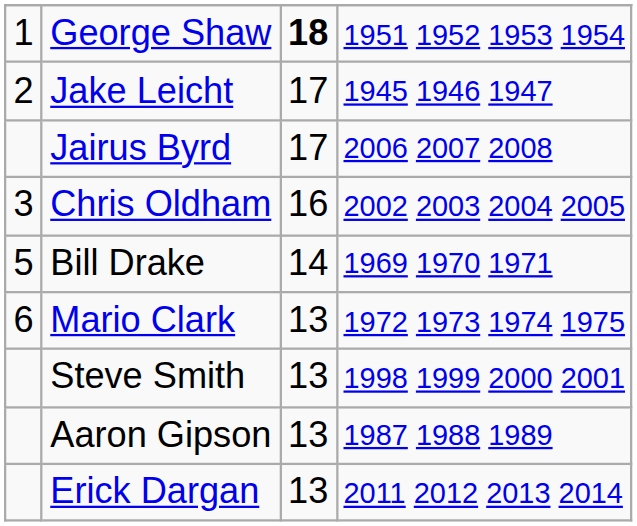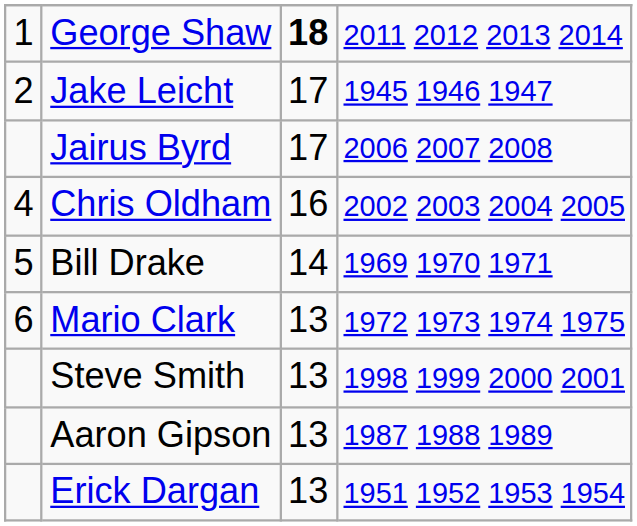(484, 34) 1951 1952 1953 1954 -> (483, 34) 2011 2012 2013 2014
(24, 205) 3 -> (24, 205) 4
(483, 493) 2011 2012 2013 2014 -> (484, 493) 1951 1952 1953 1954
